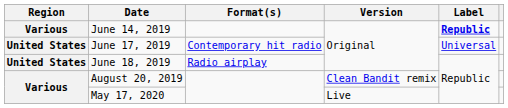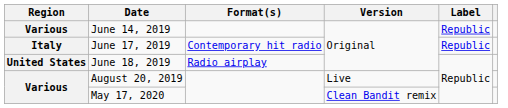(466, 29) bold -> (466, 29) normal
(46, 46) United States -> (46, 46) Italy
(469, 46) Universal -> (466, 46) Republic
(381, 79) Clean Bandit remix -> (339, 79) Live
(339, 95) Live -> (381, 95) Clean Bandit remix
